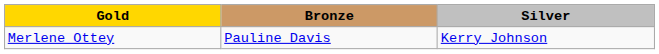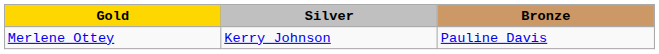columns swapped: (546, 16) <-> (329, 16)
